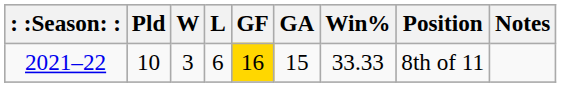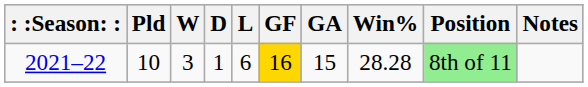+ column: (219, 24)
(358, 62) 33.33 -> (385, 62) 28.28
(443, 62) no background -> (470, 62) lightgreen background
